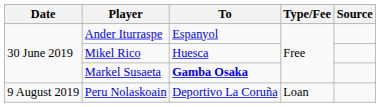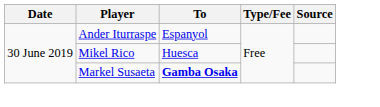- row: (126, 92)
